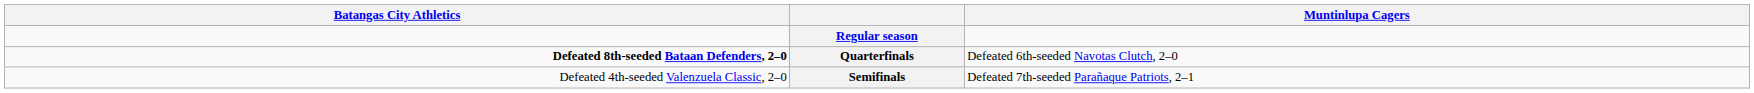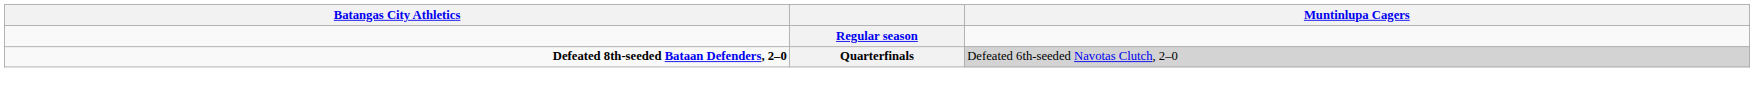(1073, 57) no background -> (1073, 57) lightgrey background
- row: (877, 78)
